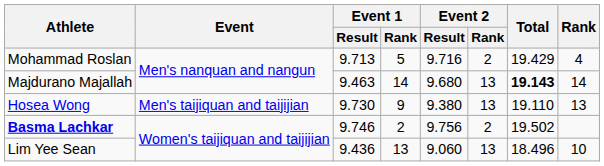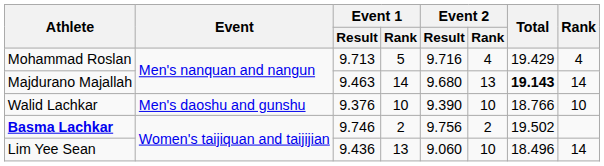(488, 60) 2 -> (488, 60) 4
- row: (49, 105)
+ row: (53, 105)
(488, 150) 13 -> (488, 150) 10
(579, 150) 10 -> (579, 150) 14
